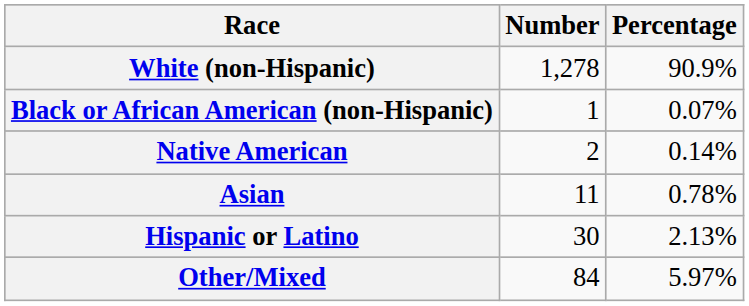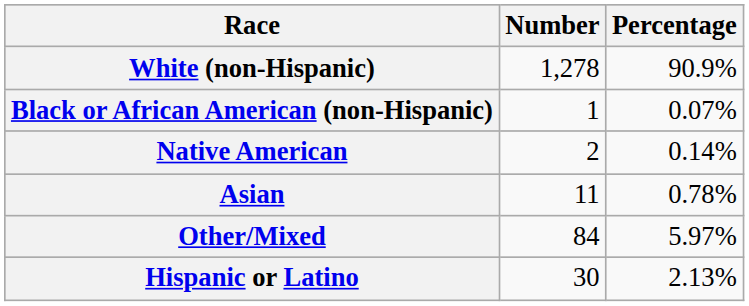rows swapped: (252, 278) <-> (252, 236)
